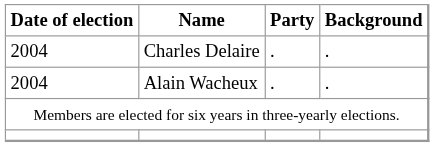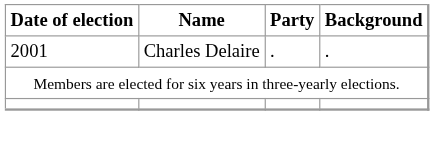(29, 51) 2004 -> (29, 51) 2001
- row: (201, 82)
